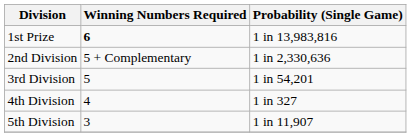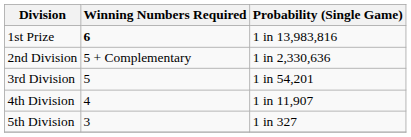(275, 100) 1 in 327 -> (283, 100) 1 in 11,907
(283, 121) 1 in 11,907 -> (275, 121) 1 in 327
